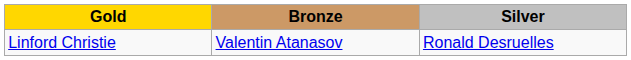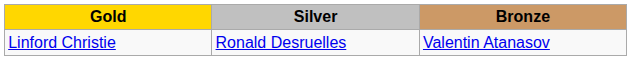columns swapped: (523, 17) <-> (316, 17)
